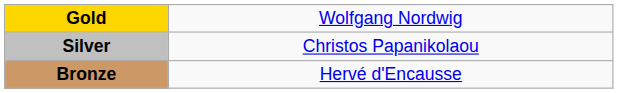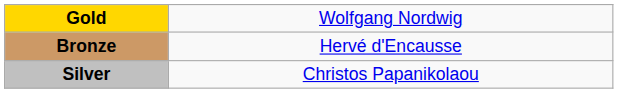rows swapped: (86, 46) <-> (86, 74)
